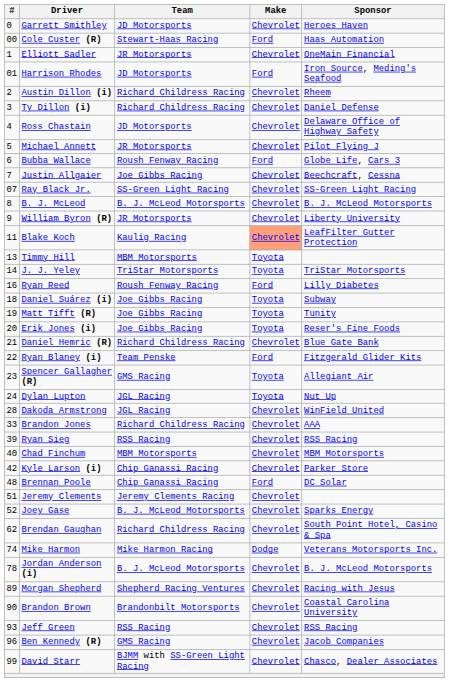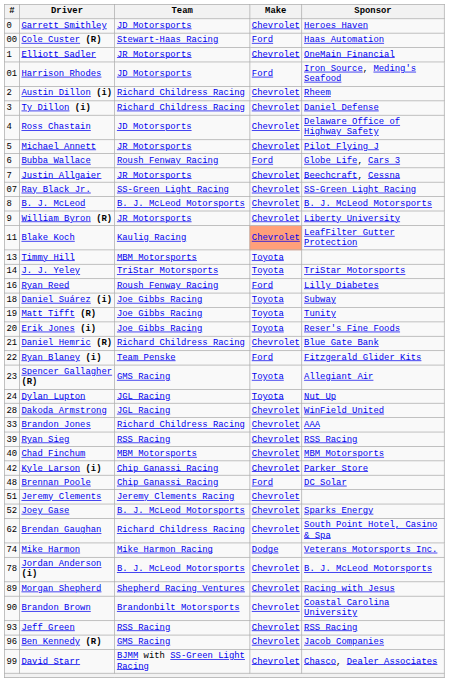(160, 176) Joe Gibbs Racing -> (154, 176) JR Motorsports
